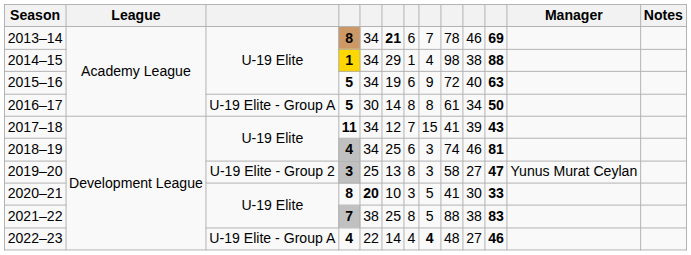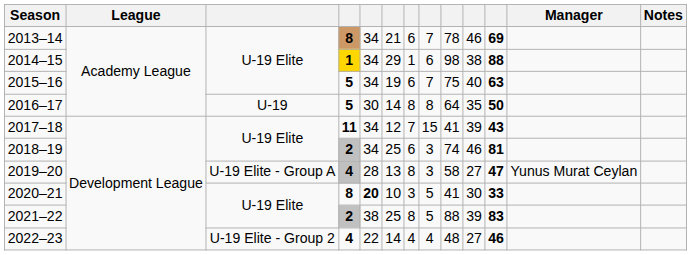(393, 37) bold -> (393, 37) normal
(430, 60) 4 -> (430, 60) 6
(430, 82) 9 -> (430, 82) 7
(452, 82) 72 -> (452, 82) 75
(272, 104) U-19 Elite - Group A -> (272, 104) U-19
(452, 104) 61 -> (452, 104) 64
(474, 104) 34 -> (474, 104) 35
(349, 149) 4 -> (349, 149) 2
(272, 171) U-19 Elite - Group 2 -> (272, 171) U-19 Elite - Group A
(349, 171) 3 -> (349, 171) 4
(371, 171) 25 -> (371, 171) 28
(349, 216) 7 -> (349, 216) 2
(474, 216) 38 -> (474, 216) 39
(272, 238) U-19 Elite - Group A -> (272, 238) U-19 Elite - Group 2
(430, 238) bold -> (430, 238) normal
